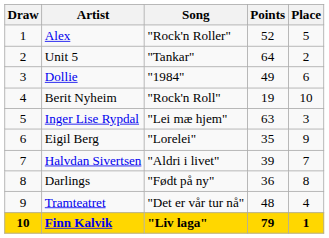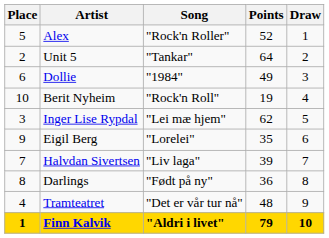columns swapped: (23, 14) <-> (306, 14)
(268, 118) 63 -> (266, 118) 62
(183, 160) "Aldri i livet" -> (173, 160) "Liv laga"
(177, 222) "Liv laga" -> (185, 222) "Aldri i livet"
